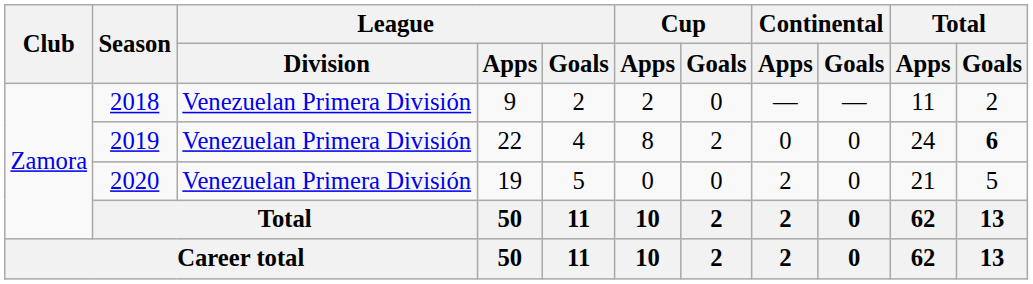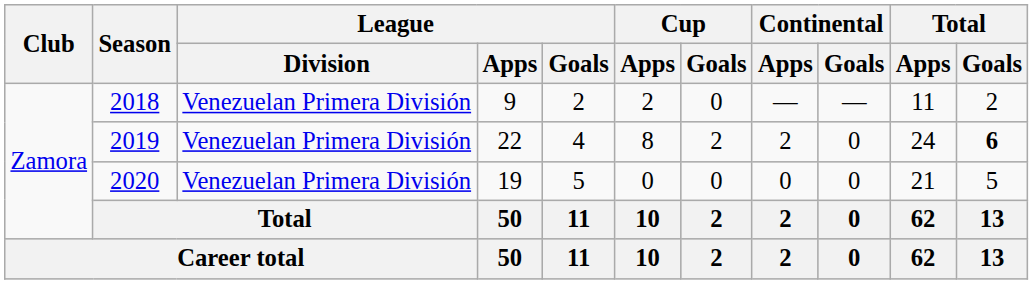(785, 141) 0 -> (785, 141) 2
(785, 180) 2 -> (785, 180) 0
